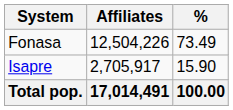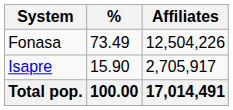columns swapped: (130, 17) <-> (201, 17)
